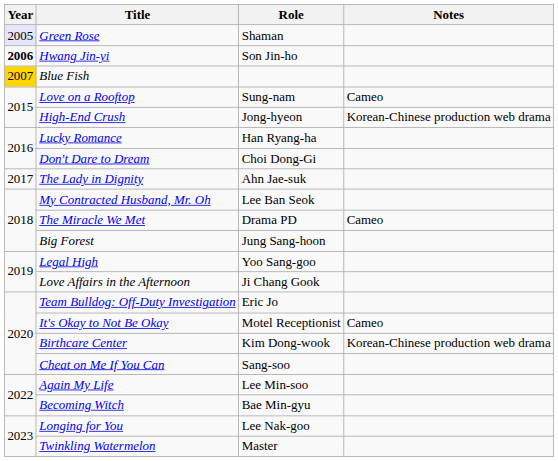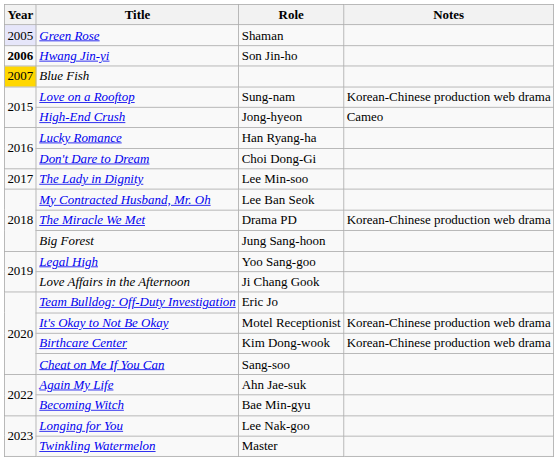(365, 96) Cameo -> (449, 96) Korean-Chinese production web drama
(449, 117) Korean-Chinese production web drama -> (365, 117) Cameo
(274, 179) Ahn Jae-suk -> (275, 179) Lee Min-soo
(365, 220) Cameo -> (449, 220) Korean-Chinese production web drama
(365, 323) Cameo -> (449, 323) Korean-Chinese production web drama
(275, 384) Lee Min-soo -> (274, 384) Ahn Jae-suk
